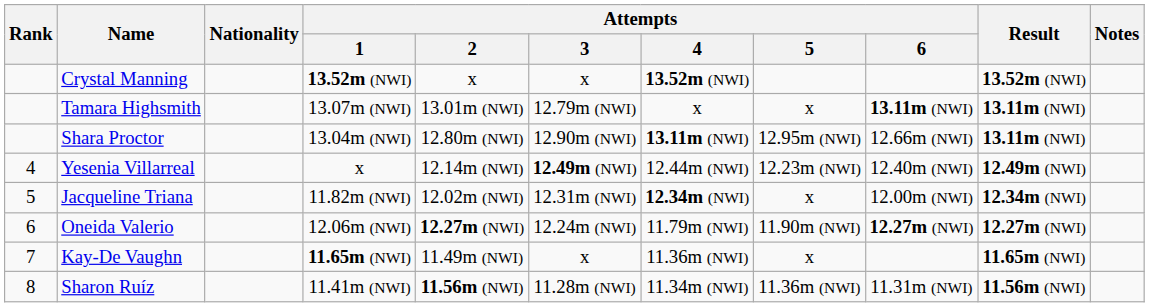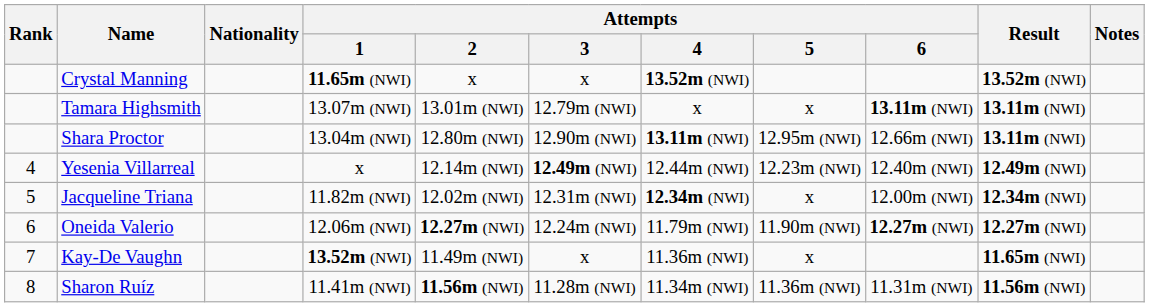(360, 78) 13.52m (NWI) -> (360, 78) 11.65m (NWI)
(360, 256) 11.65m (NWI) -> (360, 256) 13.52m (NWI)
